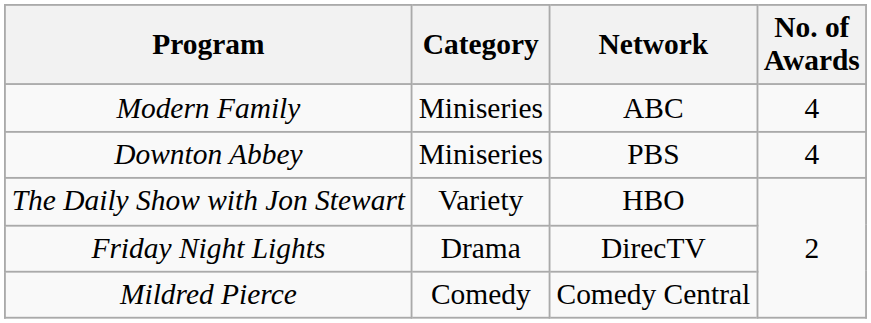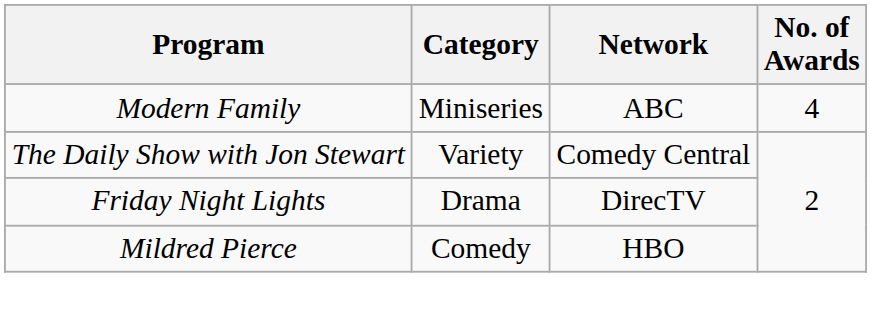- row: (208, 154)
(653, 201) HBO -> (653, 154) Comedy Central
(653, 294) Comedy Central -> (653, 247) HBO
